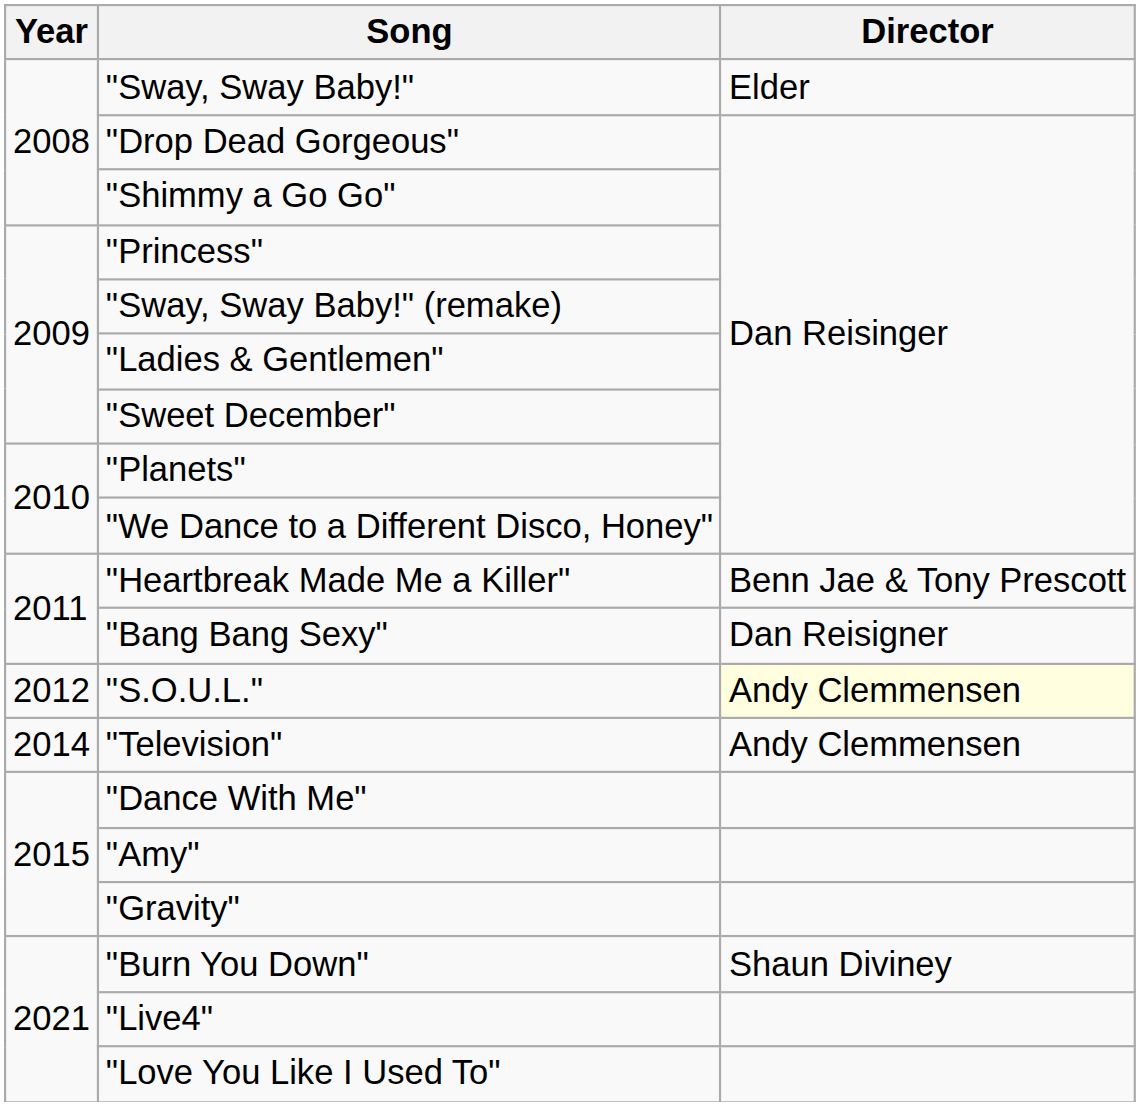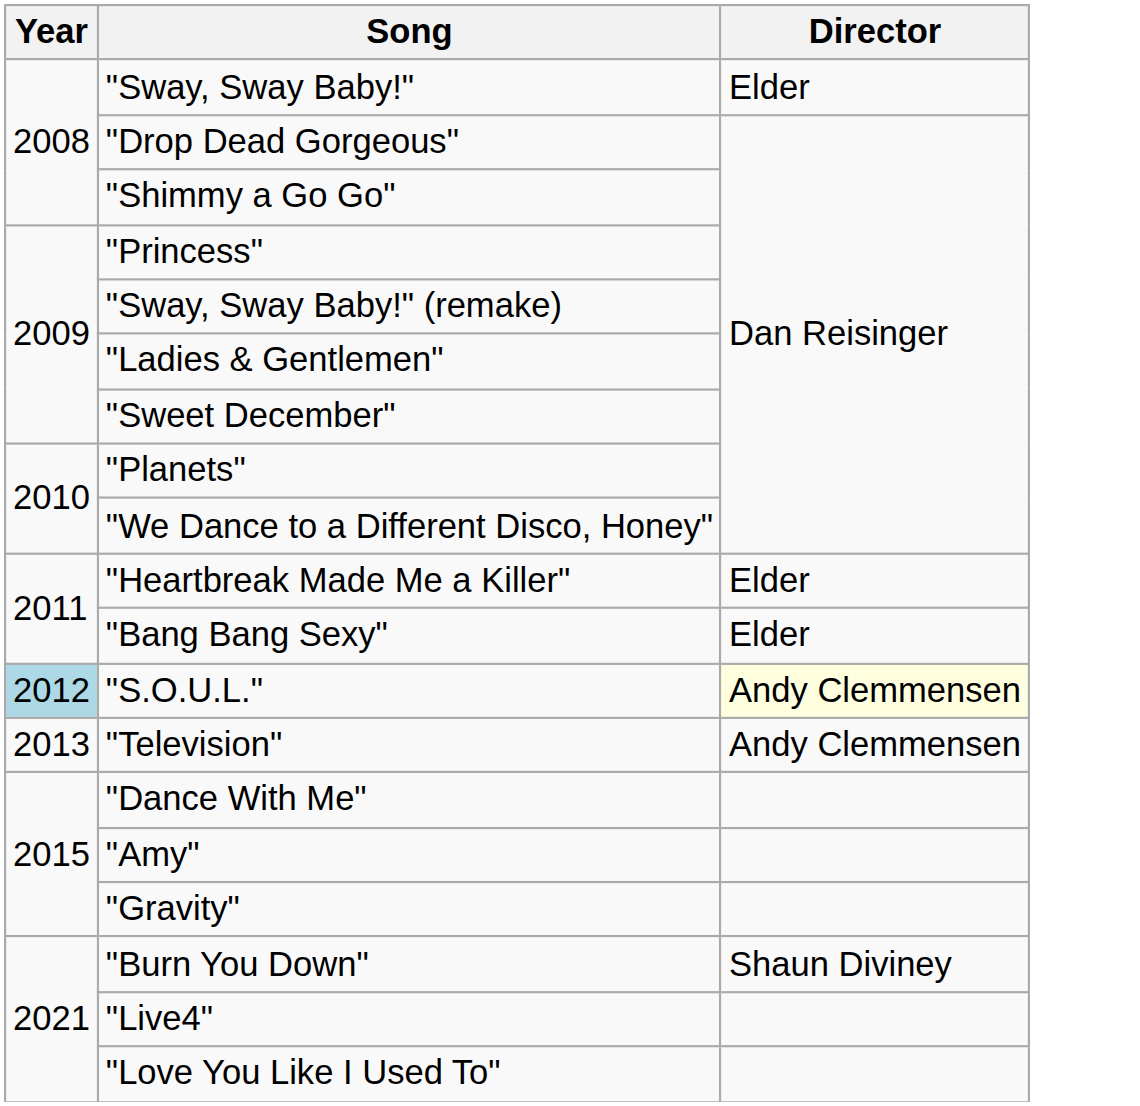(928, 580) Benn Jae & Tony Prescott -> (769, 580) Elder
(839, 634) Dan Reisigner -> (769, 634) Elder
(51, 689) no background -> (51, 689) lightblue background
(51, 744) 2014 -> (51, 744) 2013
